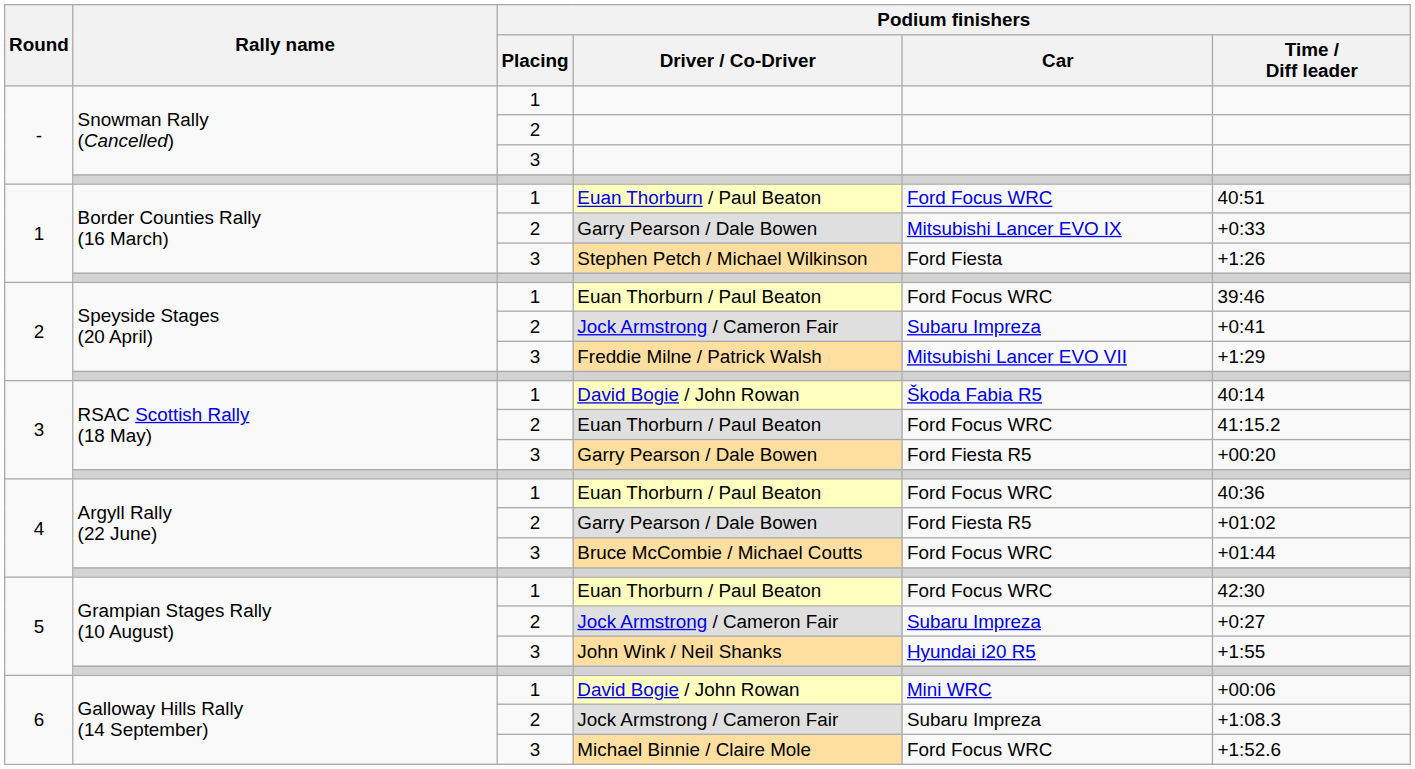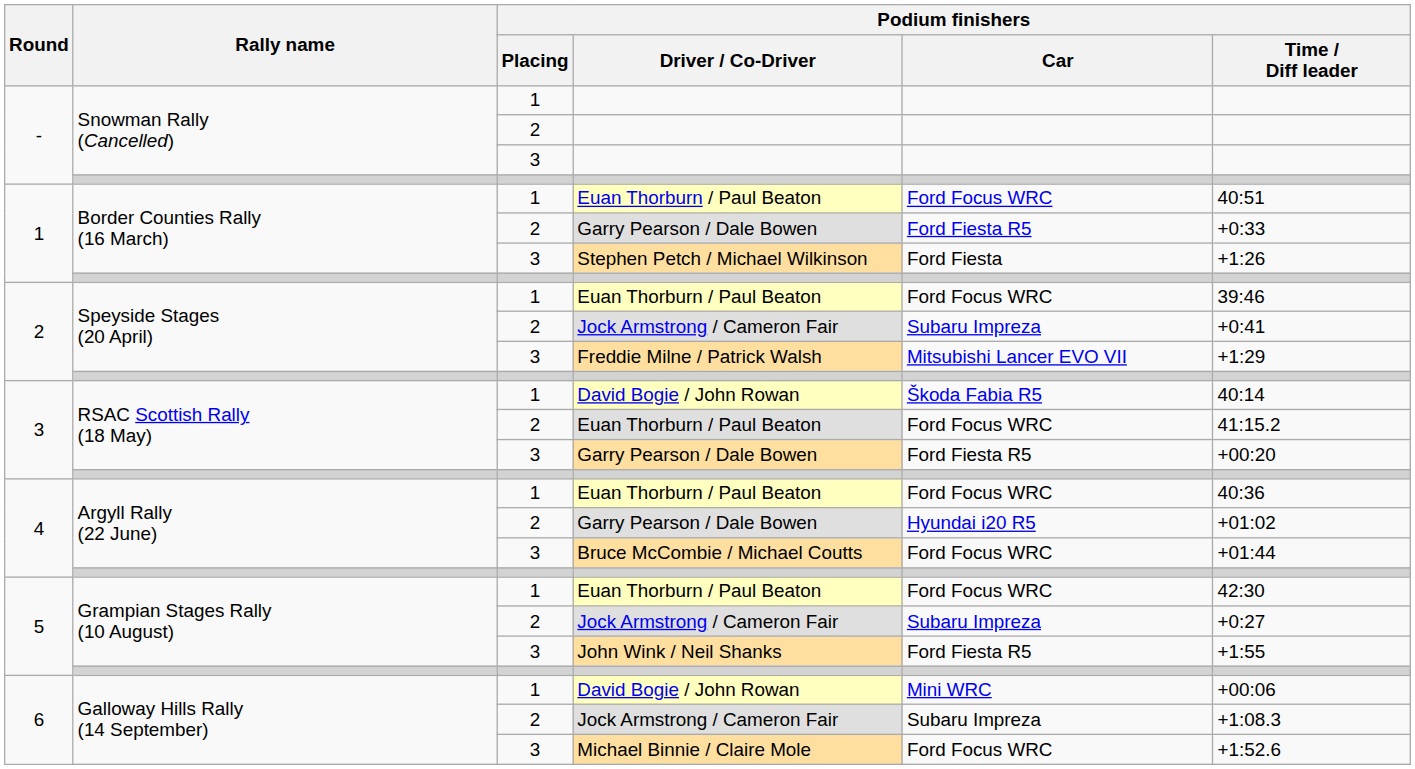(1014, 229) Mitsubishi Lancer EVO IX -> (969, 229) Ford Fiesta R5
(969, 523) Ford Fiesta R5 -> (971, 523) Hyundai i20 R5
(971, 651) Hyundai i20 R5 -> (969, 651) Ford Fiesta R5
